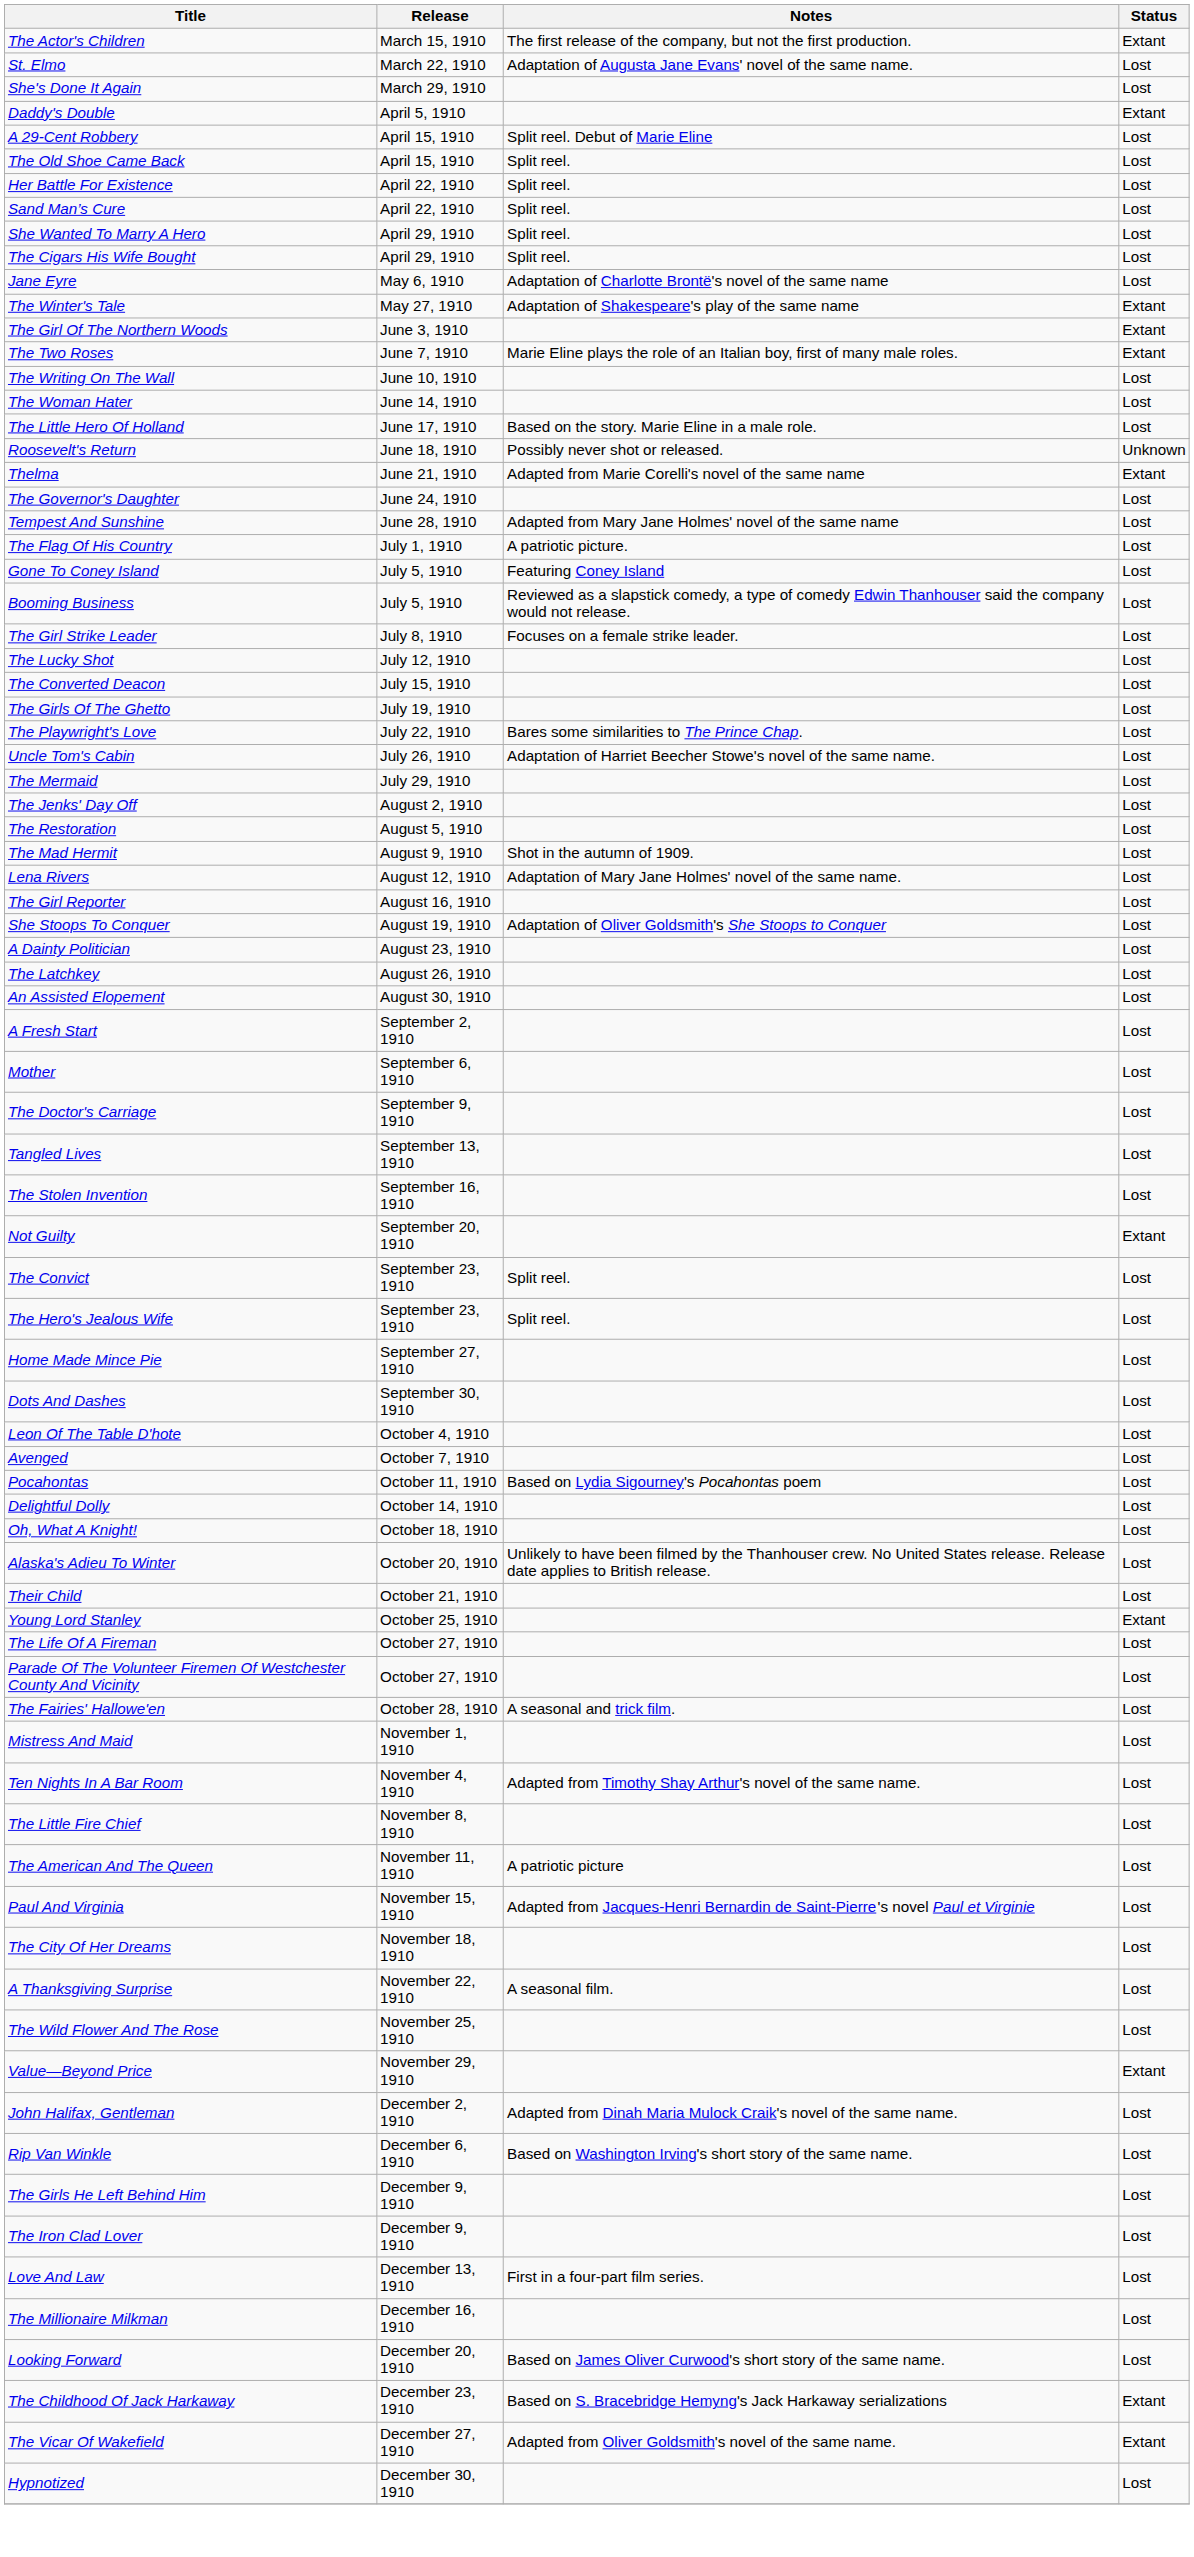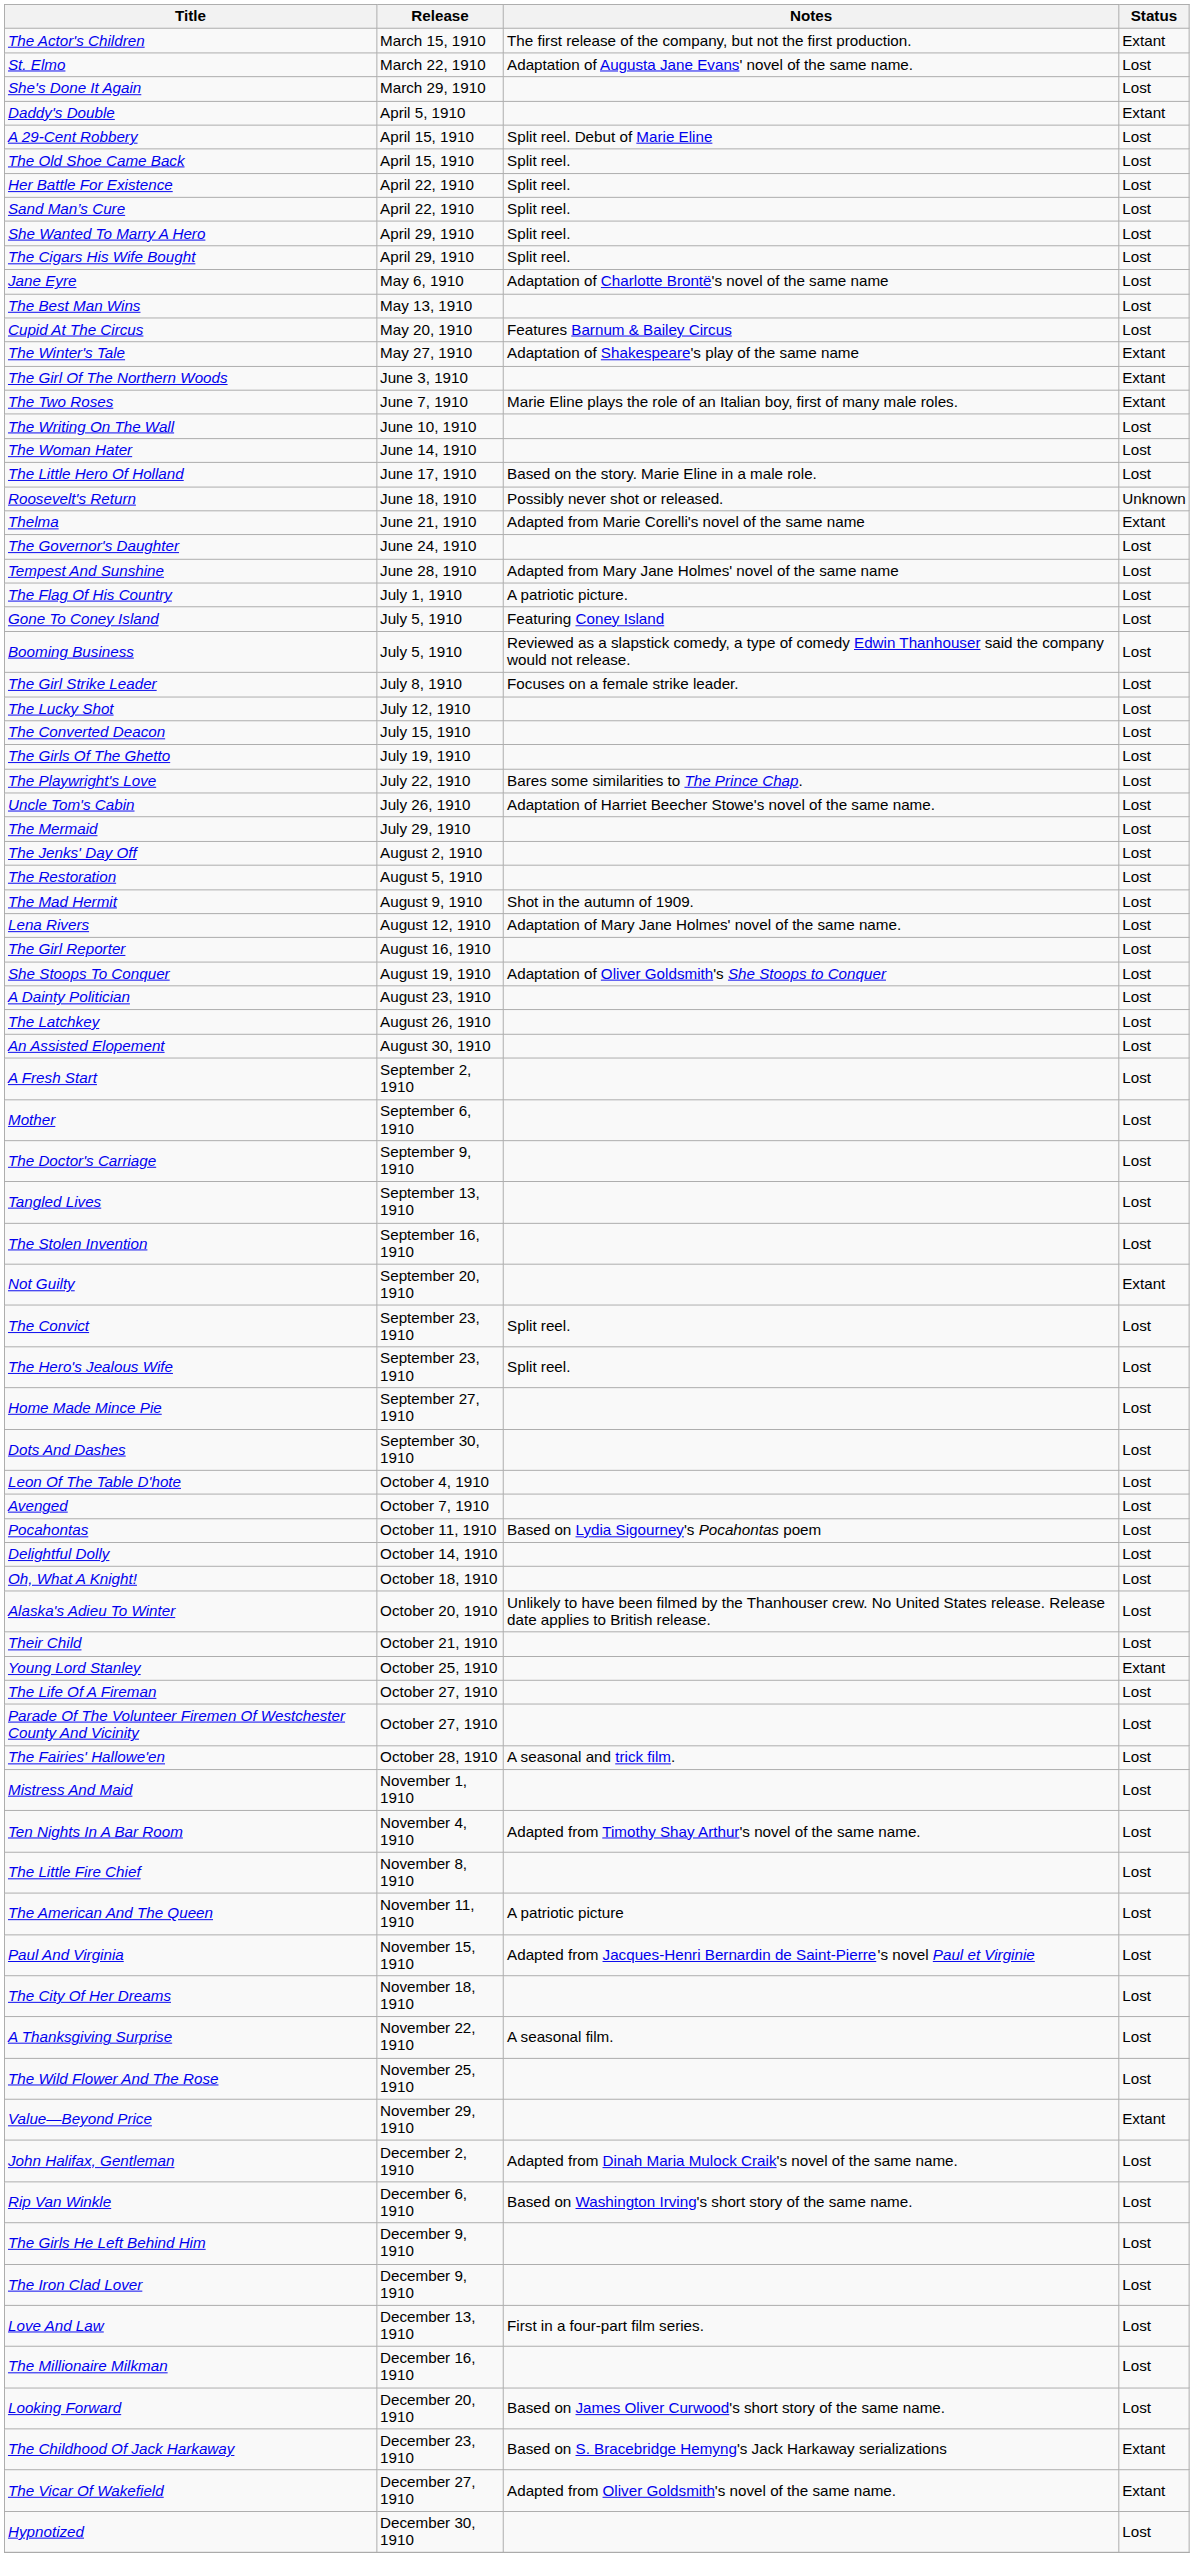+ row: (74, 305)
+ row: (76, 329)
